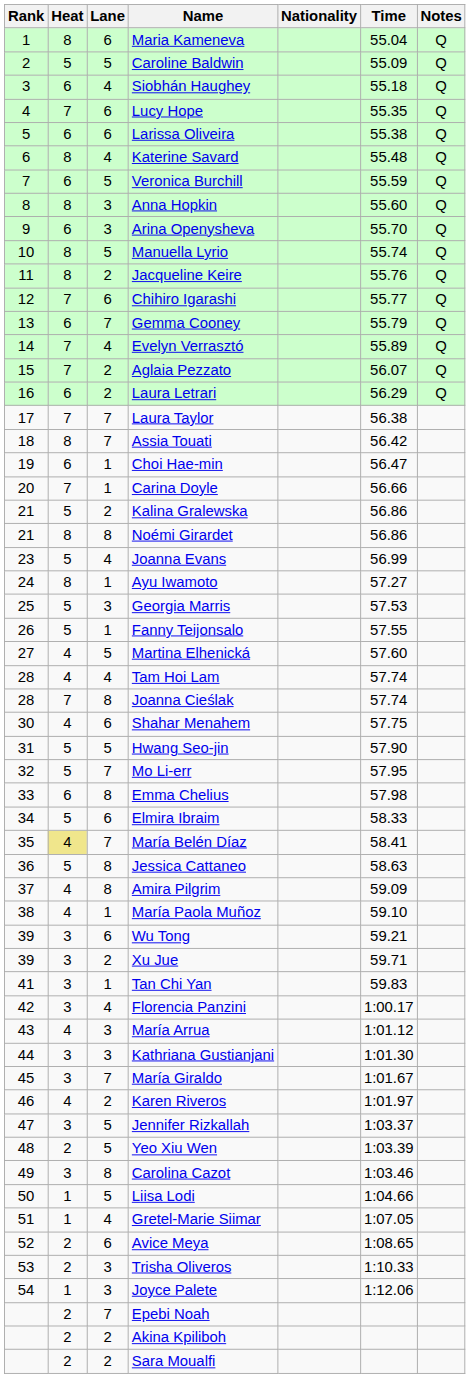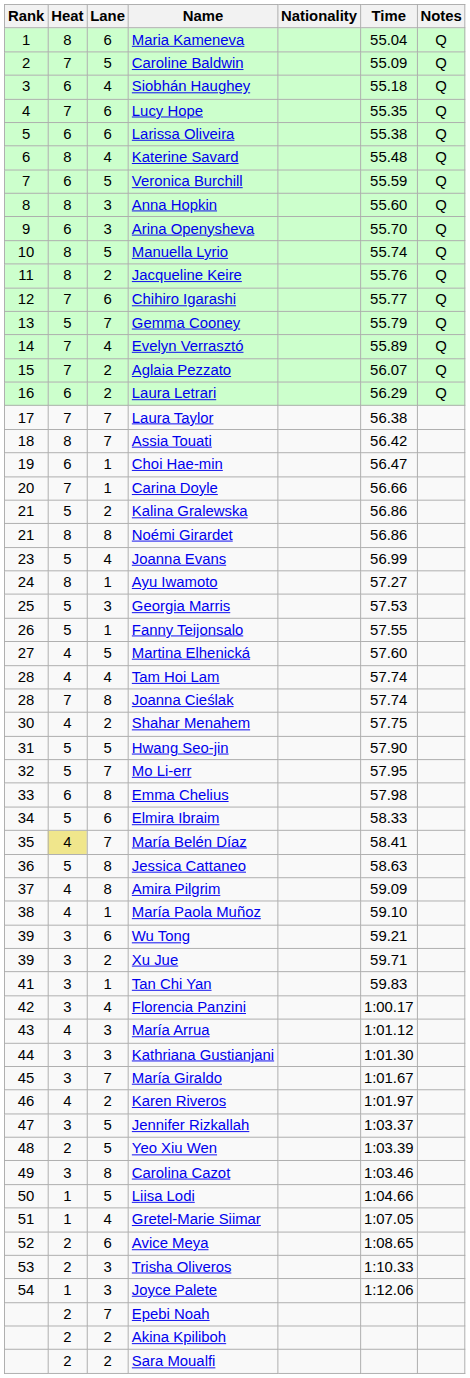(67, 63) 5 -> (67, 63) 7
(67, 323) 6 -> (67, 323) 5
(108, 724) 6 -> (108, 724) 2
